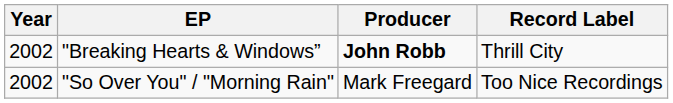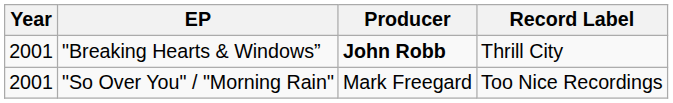(31, 51) 2002 -> (31, 51) 2001
(31, 82) 2002 -> (31, 82) 2001
